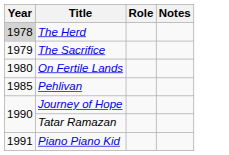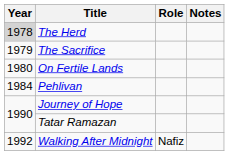(20, 86) 1985 -> (20, 86) 1984
- row: (79, 141)
+ row: (95, 141)
